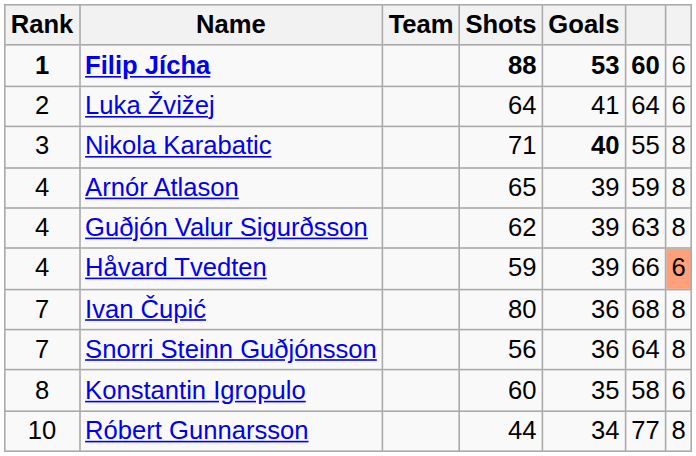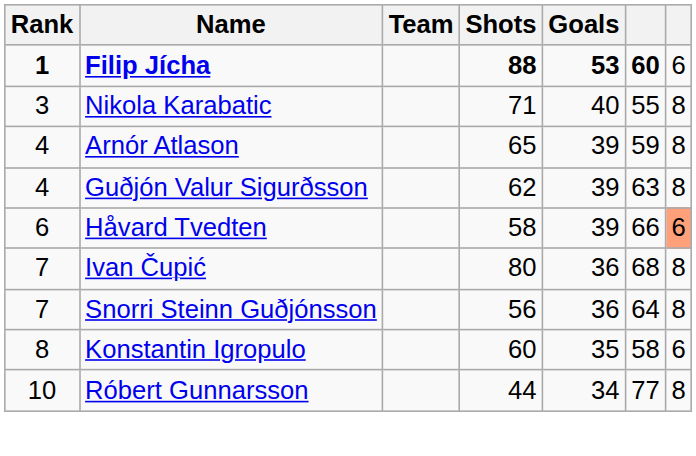- row: (150, 106)
(605, 146) bold -> (605, 106) normal
(42, 268) 4 -> (42, 227) 6
(522, 268) 59 -> (522, 227) 58
